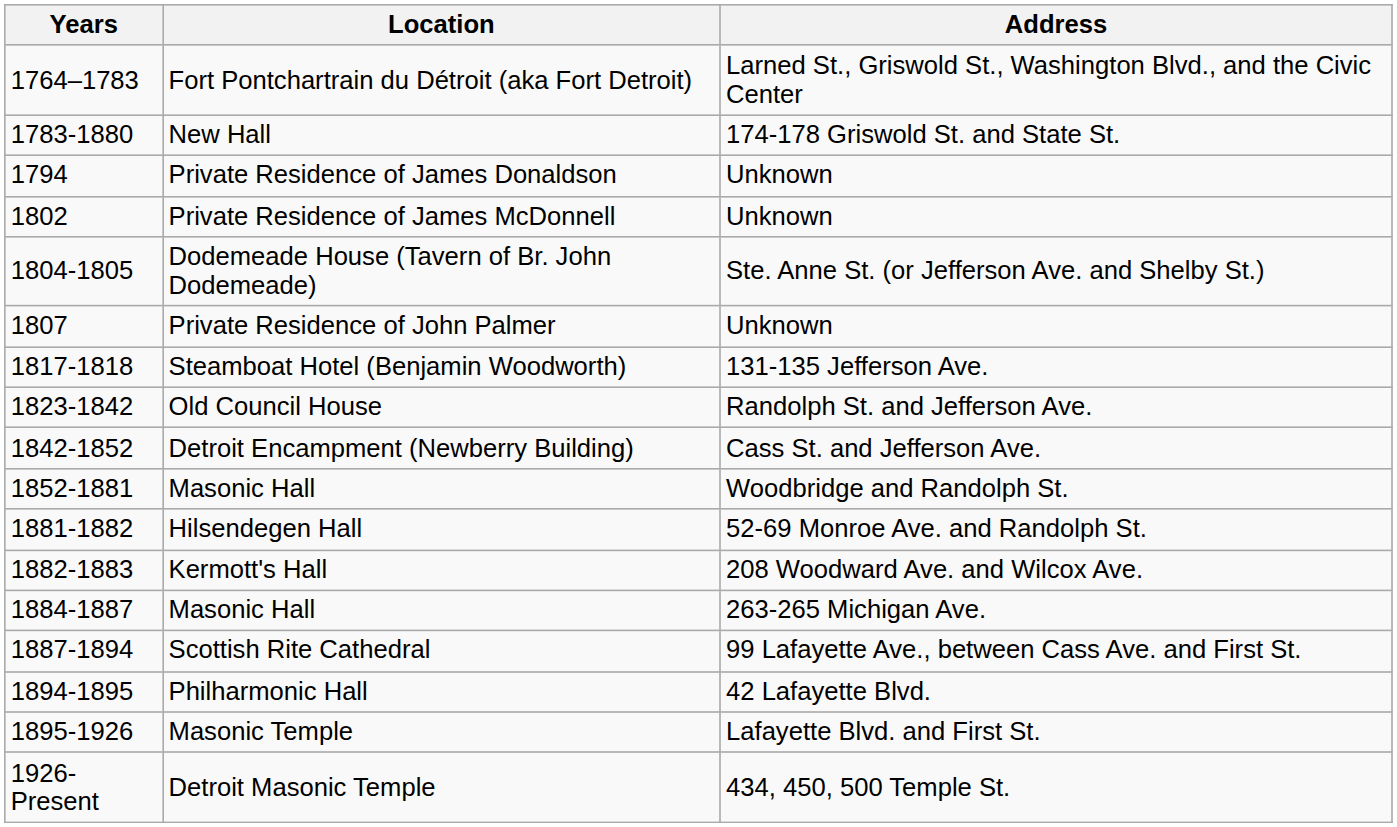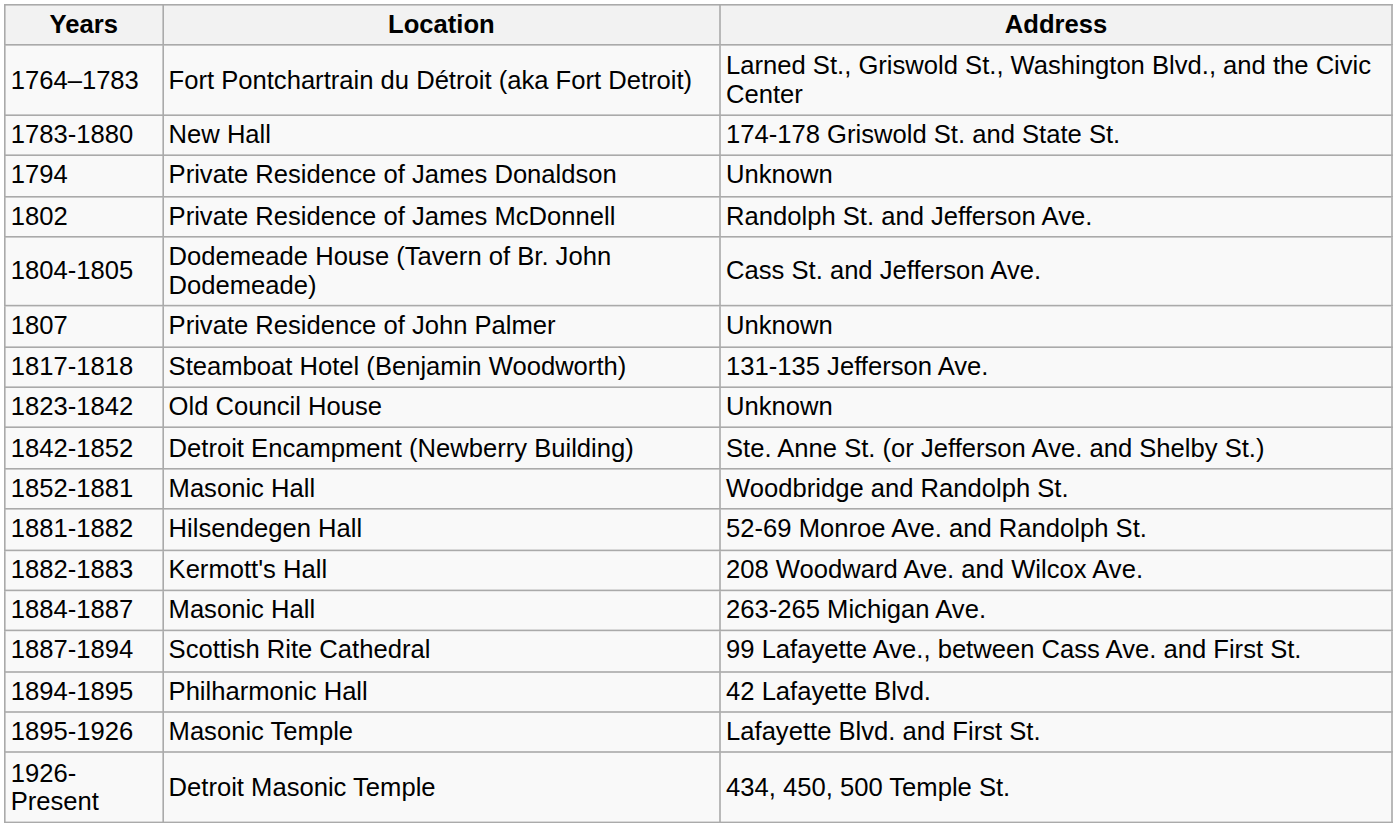(779, 216) Unknown -> (909, 216) Randolph St. and Jefferson Ave.
(995, 271) Ste. Anne St. (or Jefferson Ave. and Shelby St.) -> (884, 271) Cass St. and Jefferson Ave.
(909, 407) Randolph St. and Jefferson Ave. -> (779, 407) Unknown
(884, 447) Cass St. and Jefferson Ave. -> (995, 447) Ste. Anne St. (or Jefferson Ave. and Shelby St.)
